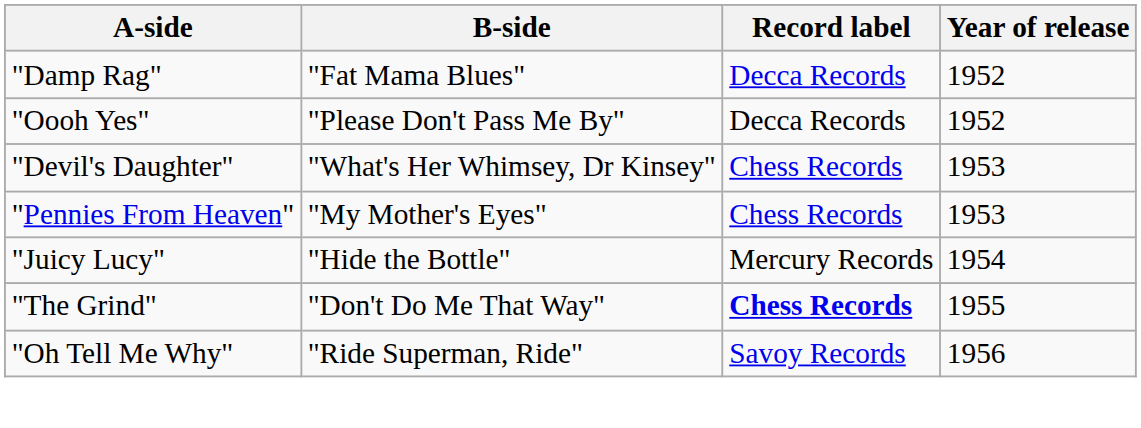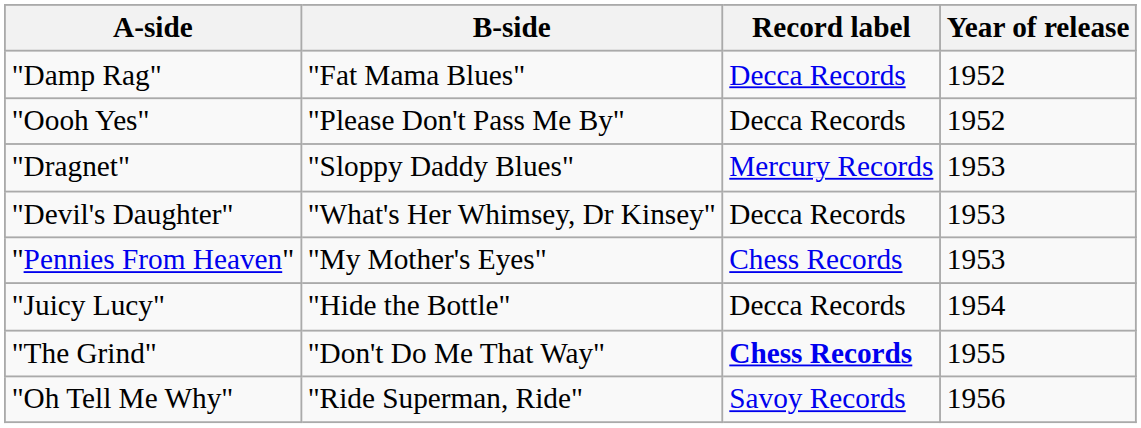+ row: (71, 167)
(816, 167) Chess Records -> (817, 213) Decca Records
(831, 259) Mercury Records -> (817, 306) Decca Records
